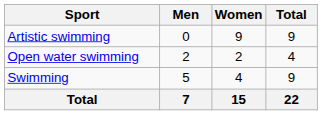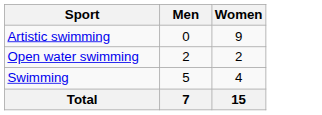- column: (291, 15)
